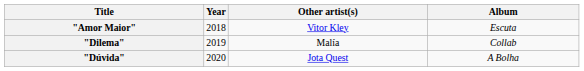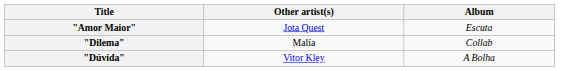- column: (216, 12)
(328, 27) Vitor Kley -> (304, 27) Jota Quest
(328, 58) Jota Quest -> (304, 58) Vitor Kley
